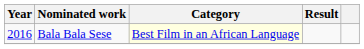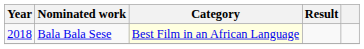(20, 33) 2016 -> (20, 33) 2018
